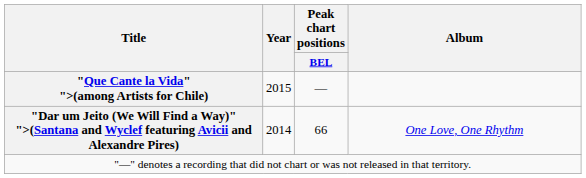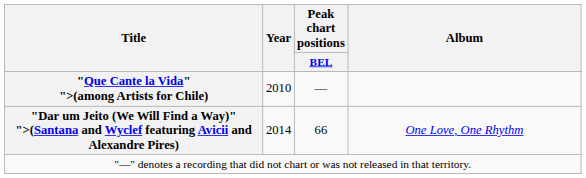(279, 88) 2015 -> (279, 88) 2010
